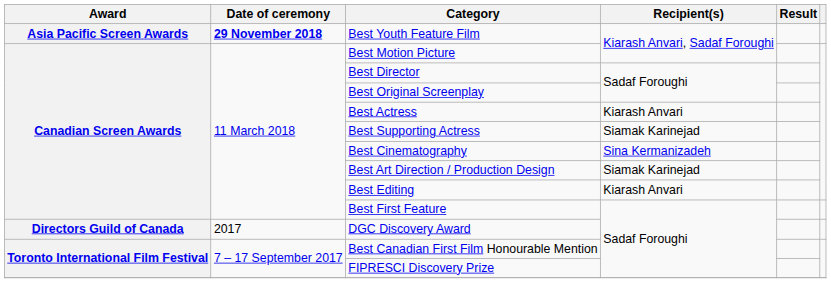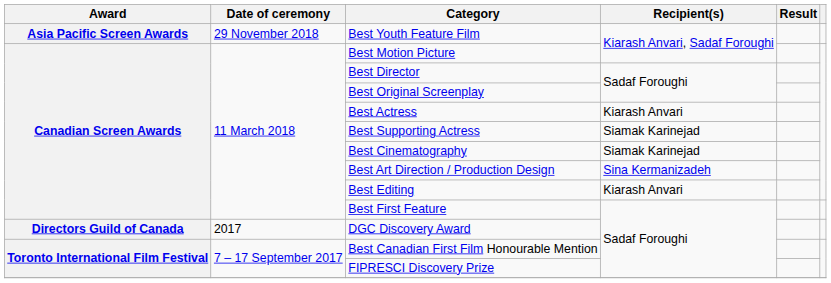(268, 33) bold -> (266, 33) normal
(657, 151) Sina Kermanizadeh -> (652, 151) Siamak Karinejad
(652, 170) Siamak Karinejad -> (657, 170) Sina Kermanizadeh
